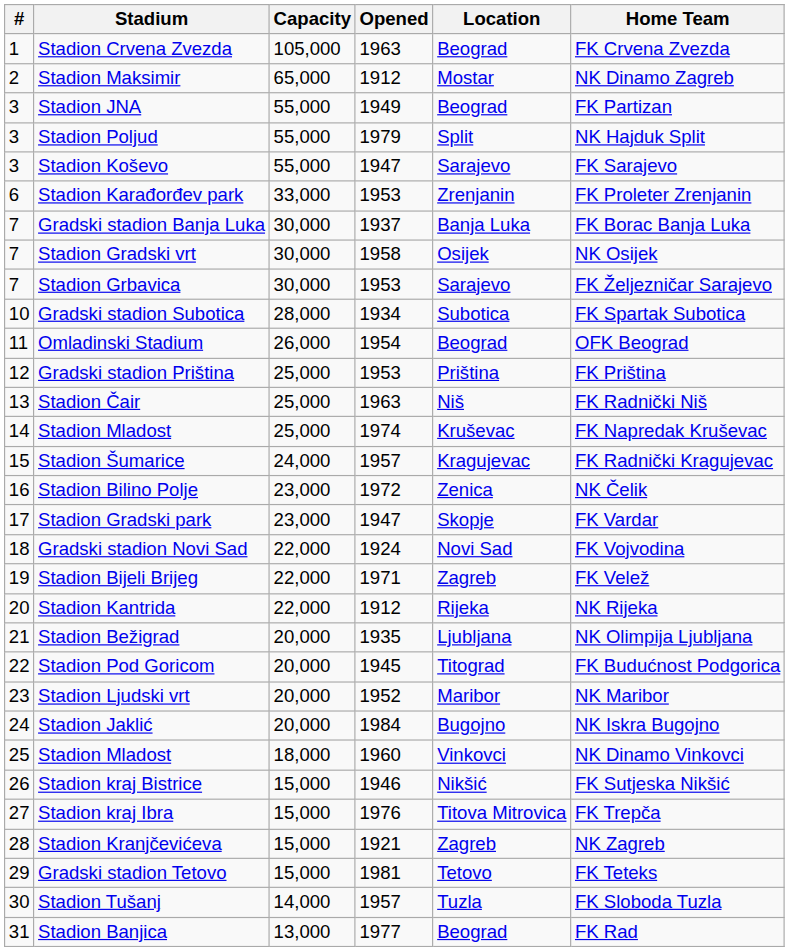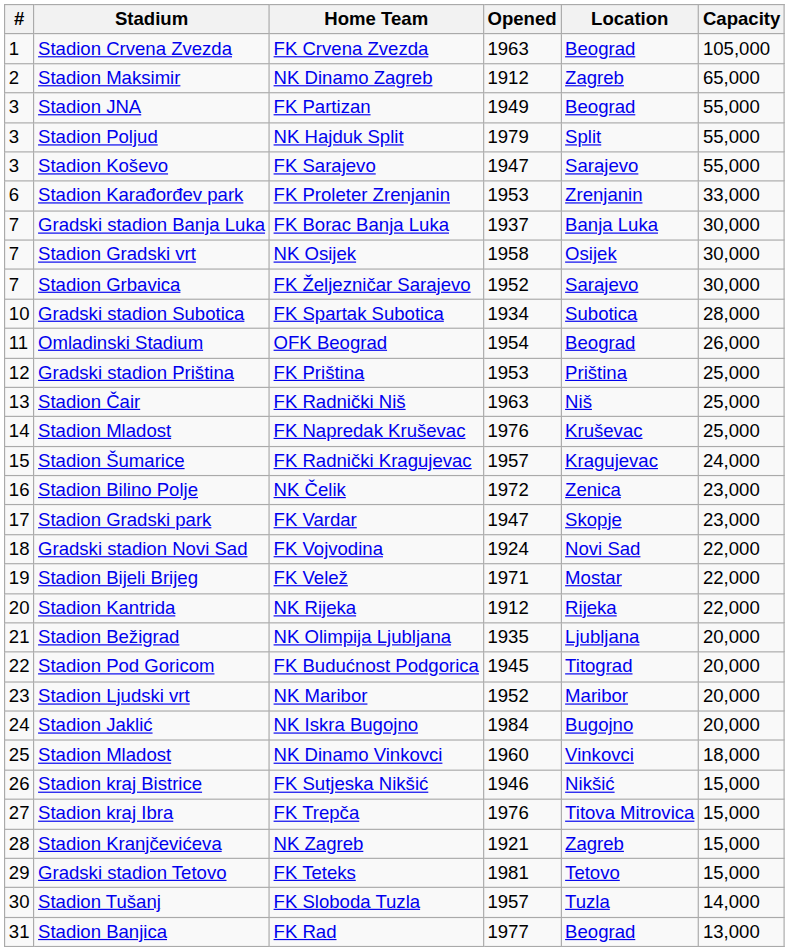columns swapped: (312, 19) <-> (678, 19)
(466, 78) Mostar -> (595, 78) Zagreb
(380, 284) 1953 -> (508, 284) 1952
(380, 431) 1974 -> (508, 431) 1976
(467, 578) Zagreb -> (593, 578) Mostar
